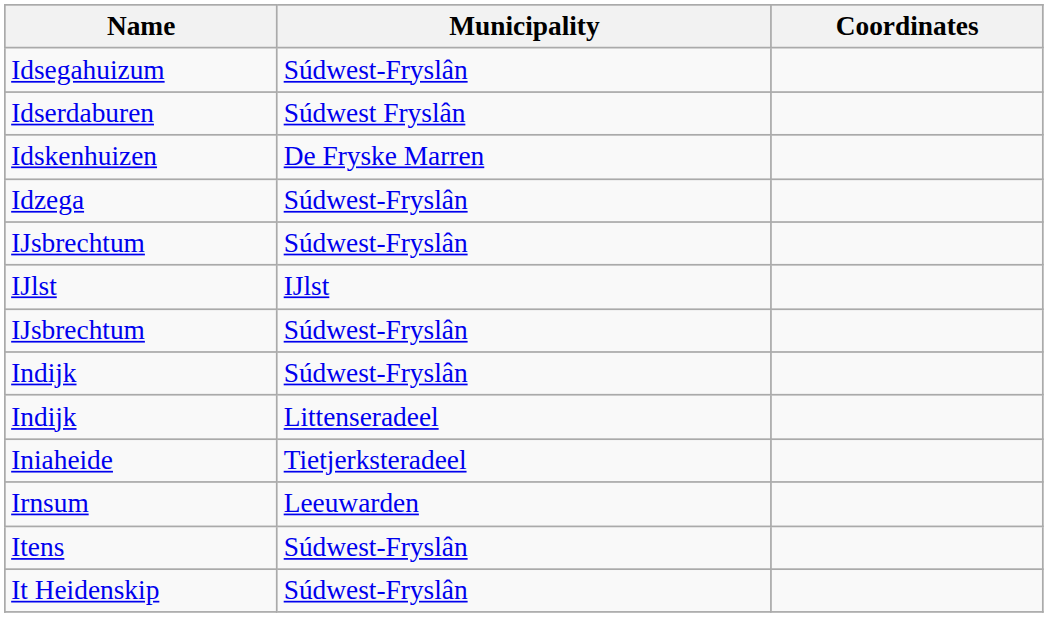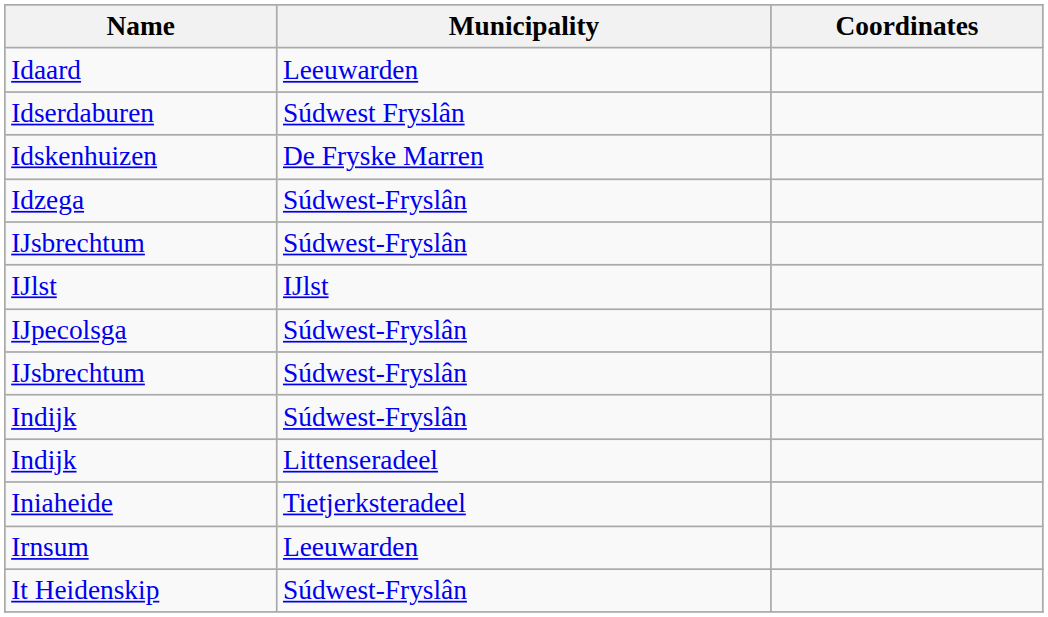+ row: (46, 69)
- row: (88, 69)
+ row: (69, 329)
- row: (38, 546)
